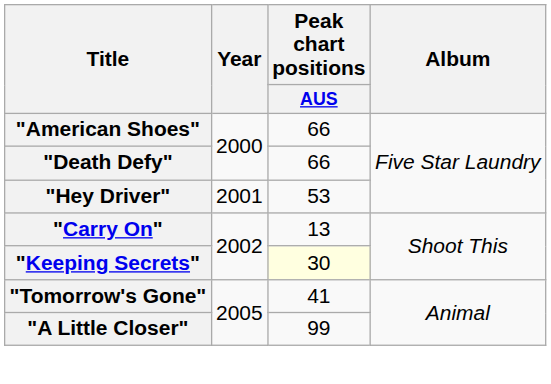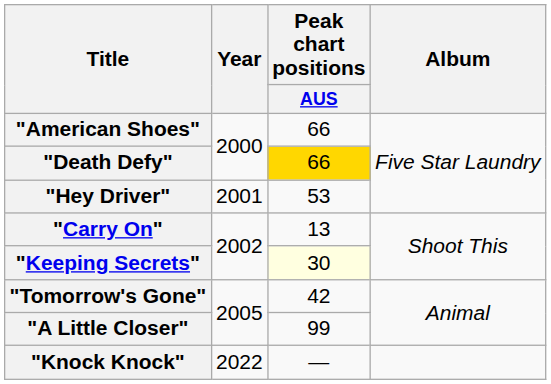(319, 162) no background -> (319, 162) gold background
(319, 295) 41 -> (319, 295) 42
+ row: (108, 362)
